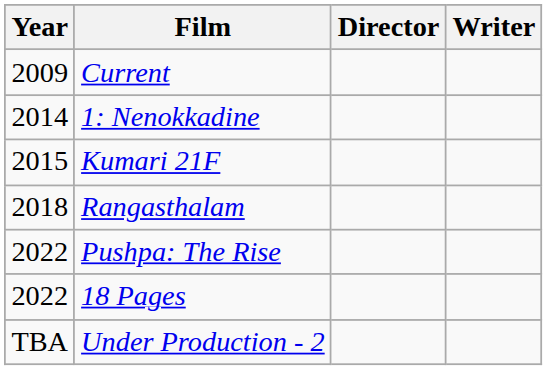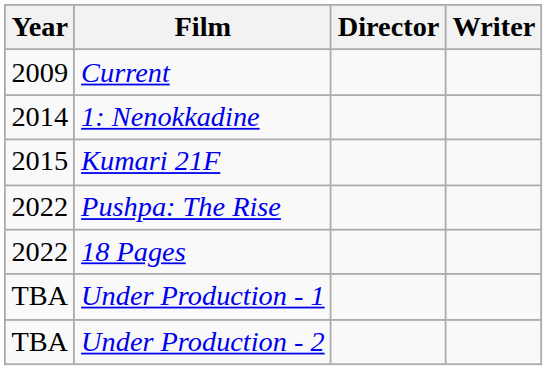- row: (163, 206)
+ row: (203, 296)
